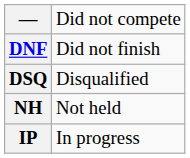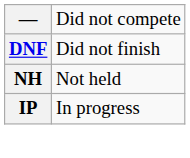- row: (28, 78)
